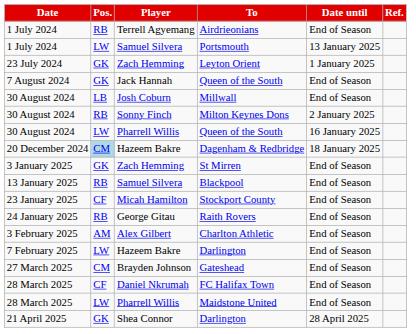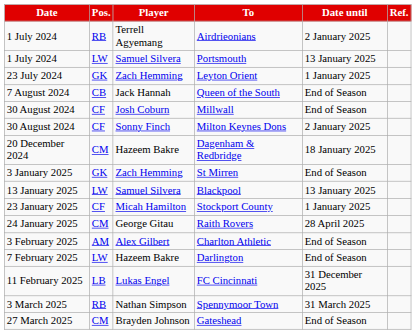(340, 30) End of Season -> (337, 36) 2 January 2025
(101, 81) GK -> (99, 93) CB
(100, 98) LB -> (98, 110) CF
(100, 115) RB -> (98, 127) CF
- row: (41, 132)
(102, 149) lightblue background -> (100, 150) no background
(100, 183) RB -> (100, 190) LW
(340, 183) End of Season -> (340, 190) 13 January 2025
(340, 200) End of Season -> (337, 207) 1 January 2025
(100, 217) RB -> (100, 224) CM
(340, 217) End of Season -> (335, 224) 28 April 2025
+ row: (45, 281)
+ row: (37, 304)
- row: (40, 285)
- row: (40, 302)
- row: (37, 319)
